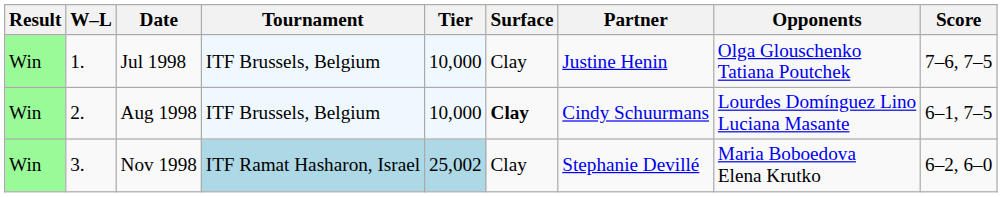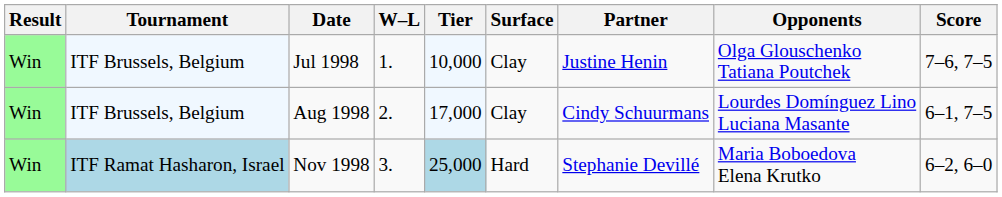columns swapped: (91, 19) <-> (313, 19)
(455, 113) 10,000 -> (455, 113) 17,000
(510, 113) bold -> (509, 113) normal
(455, 165) 25,002 -> (455, 165) 25,000
(509, 165) Clay -> (510, 165) Hard
